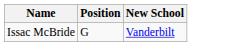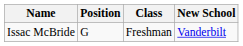+ column: (149, 13)
